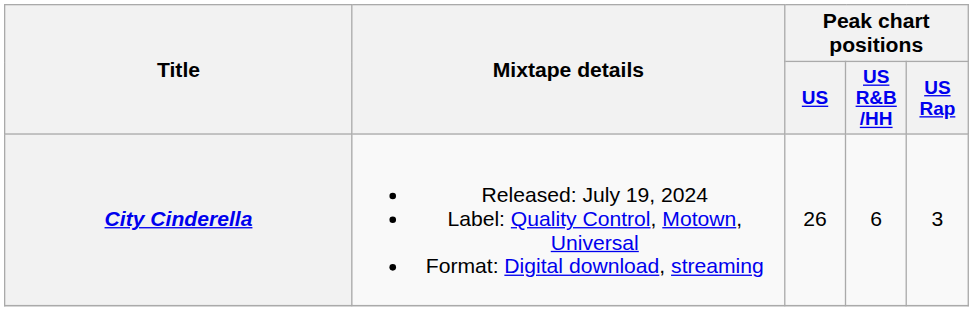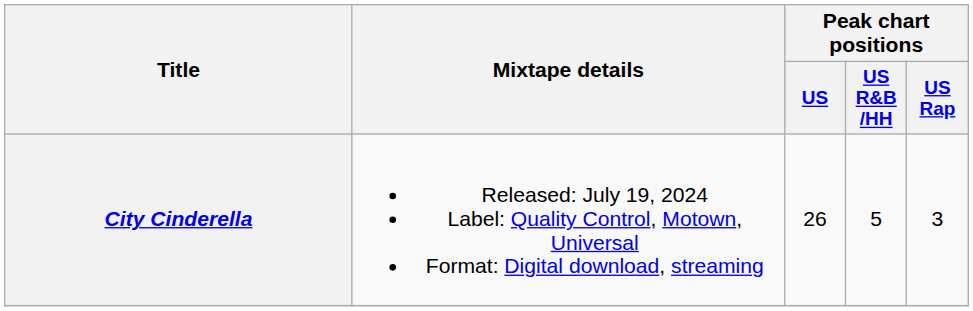(876, 219) 6 -> (876, 219) 5
